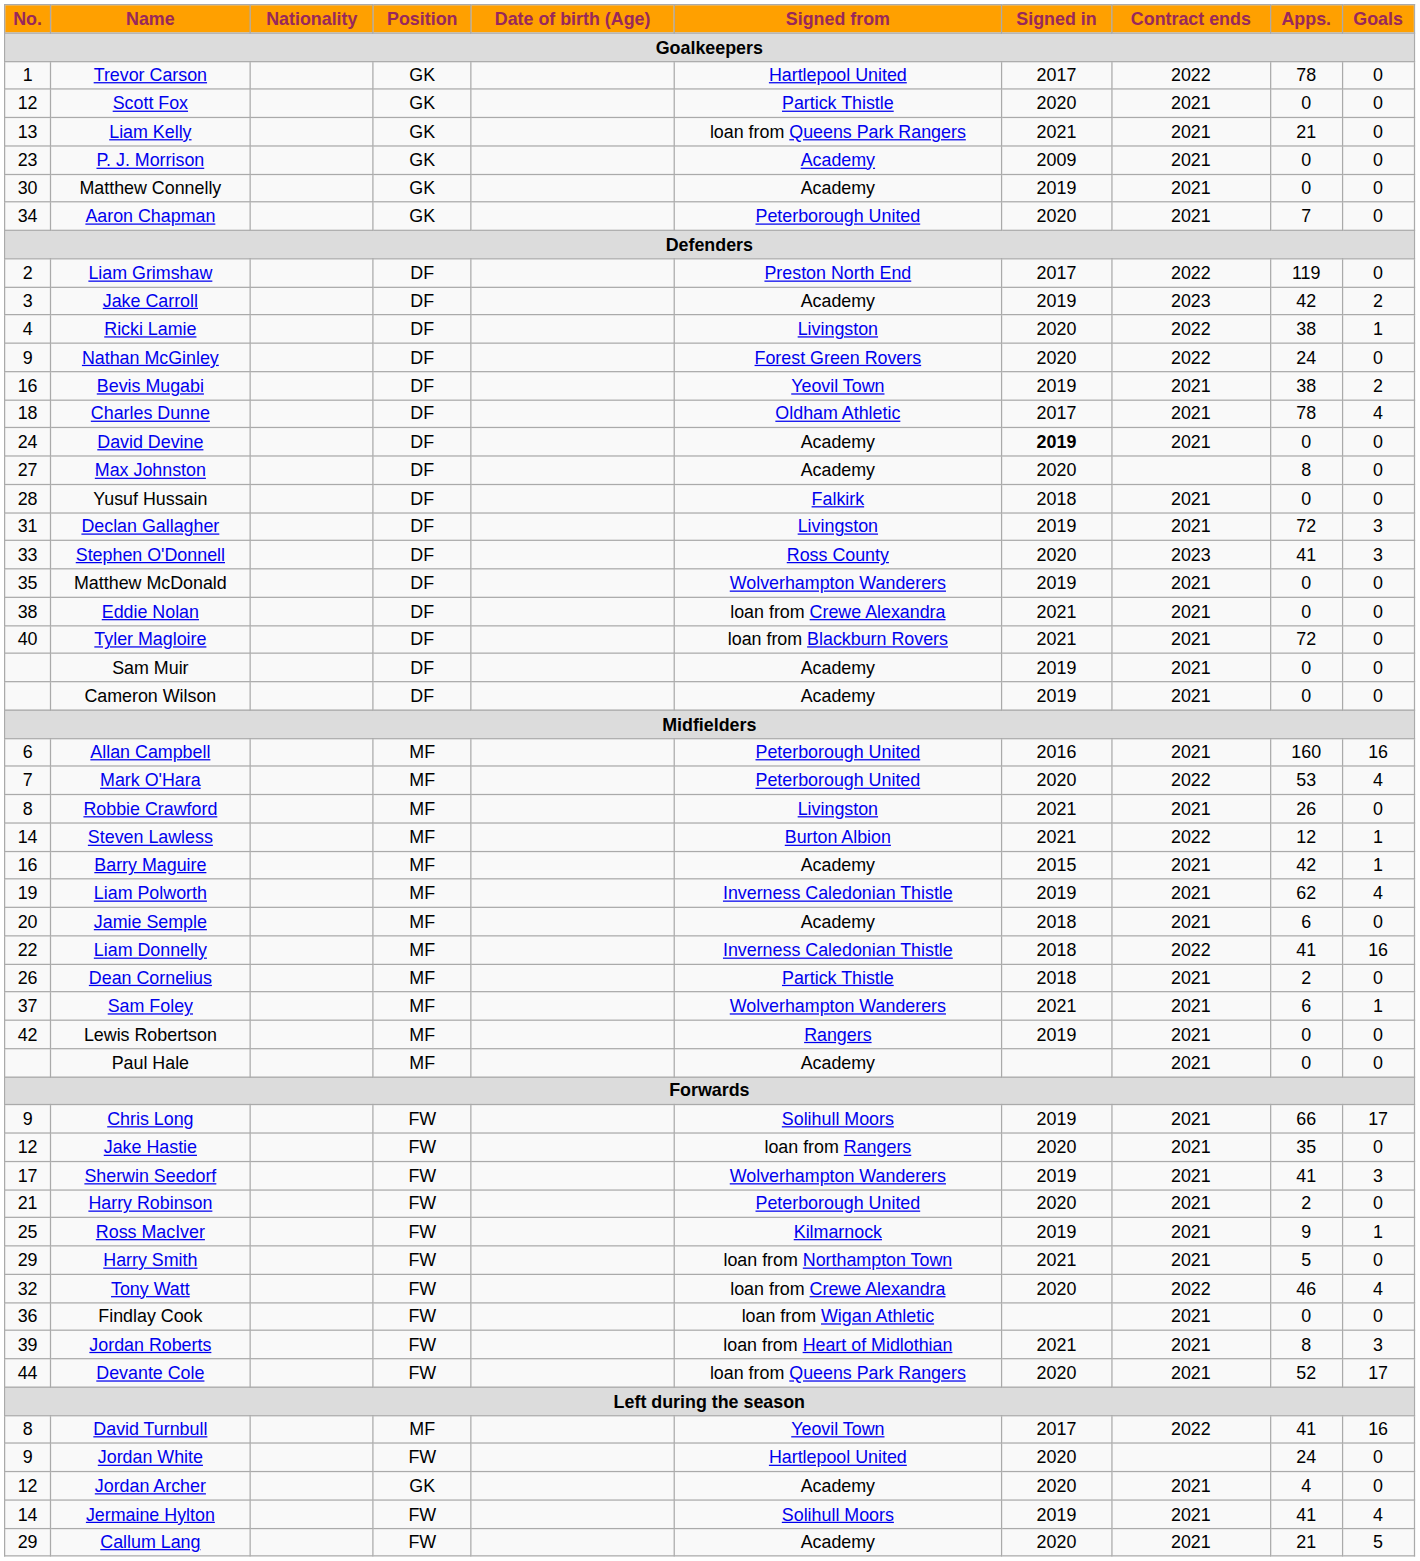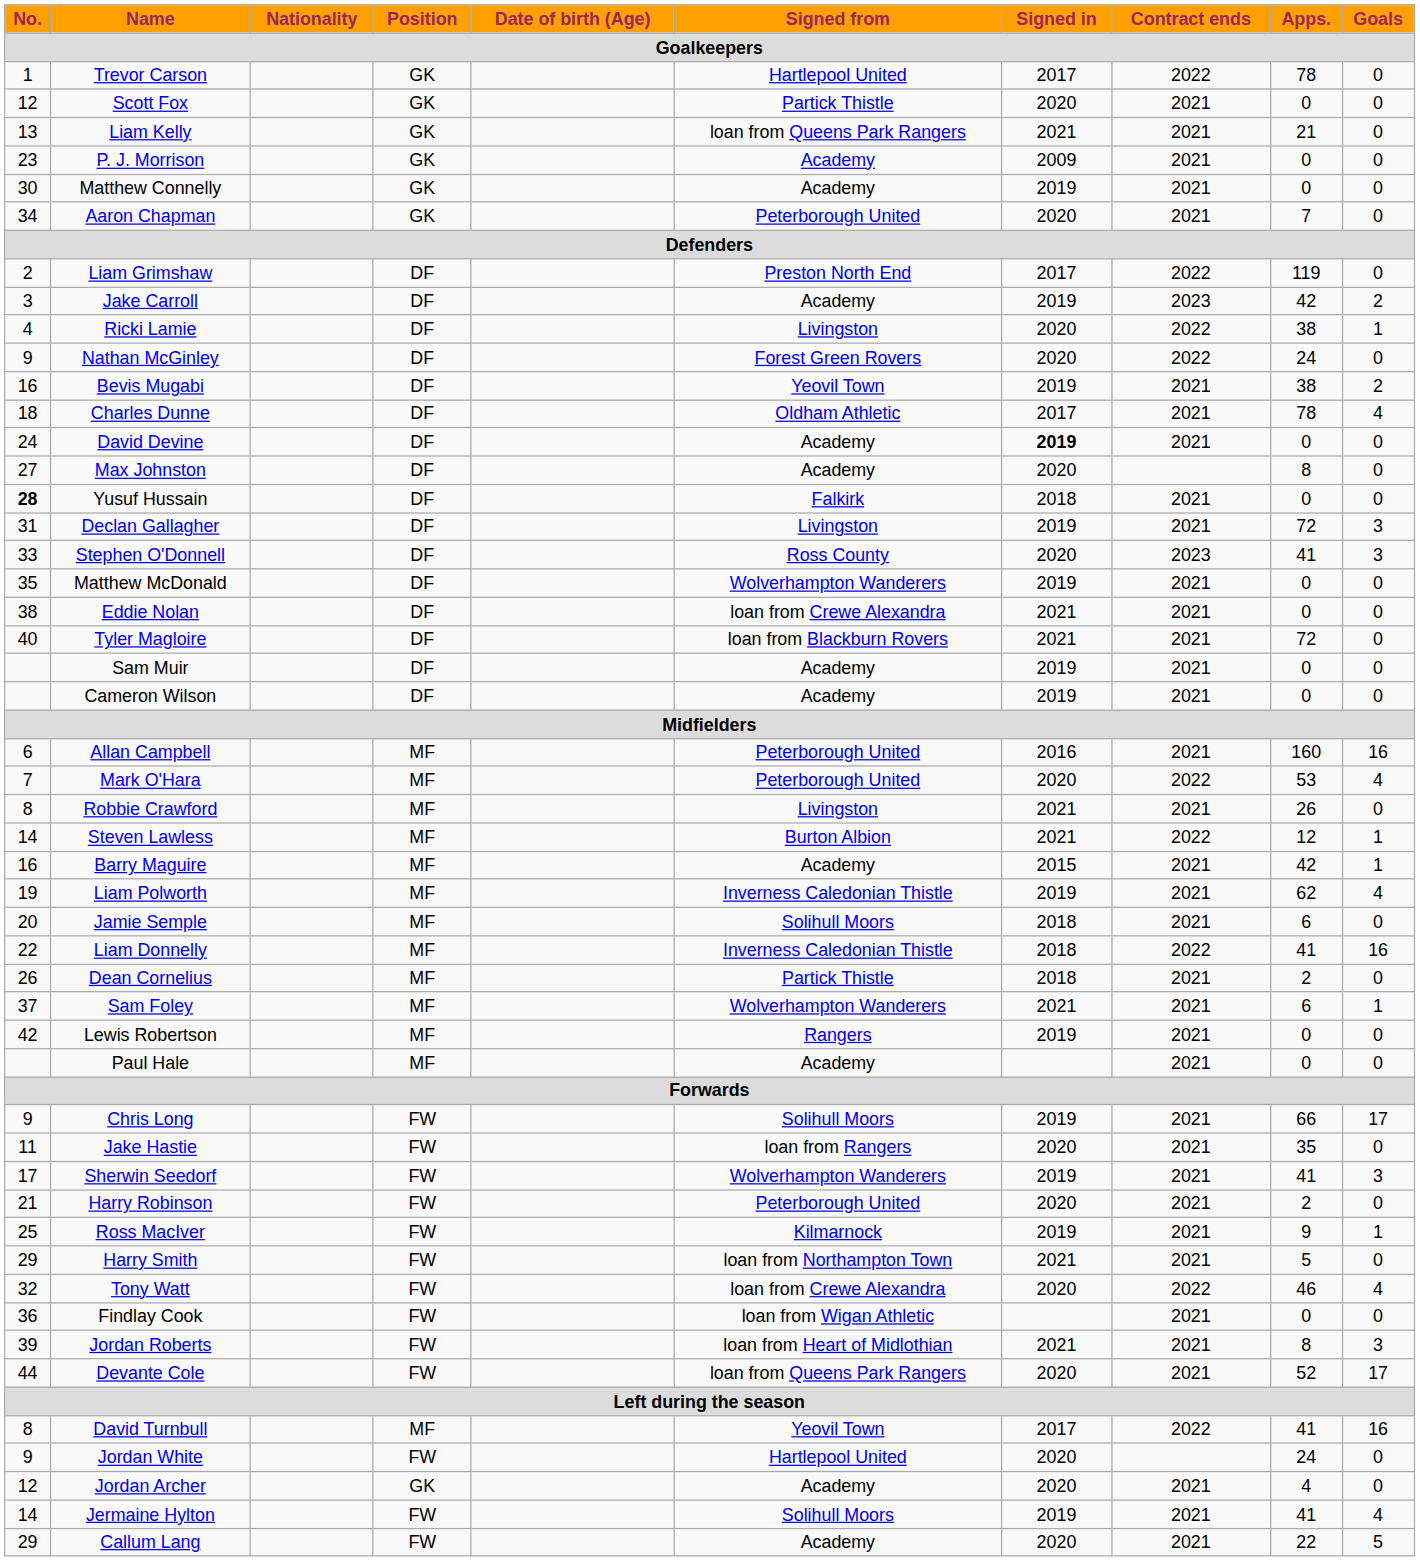(28, 499) normal -> (28, 499) bold
(838, 922) Academy -> (838, 922) Solihull Moors
(28, 1148) 12 -> (28, 1148) 11
(1306, 1542) 21 -> (1306, 1542) 22
